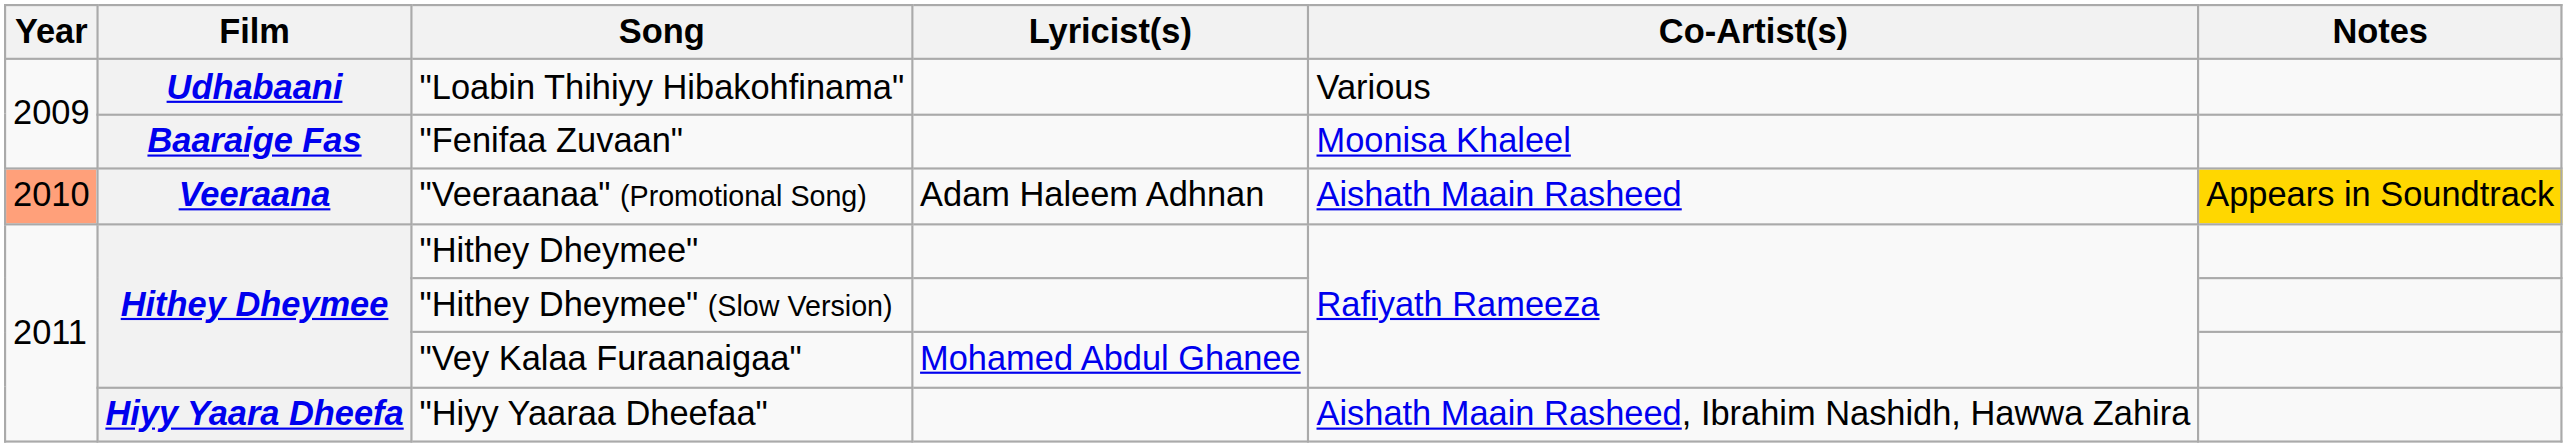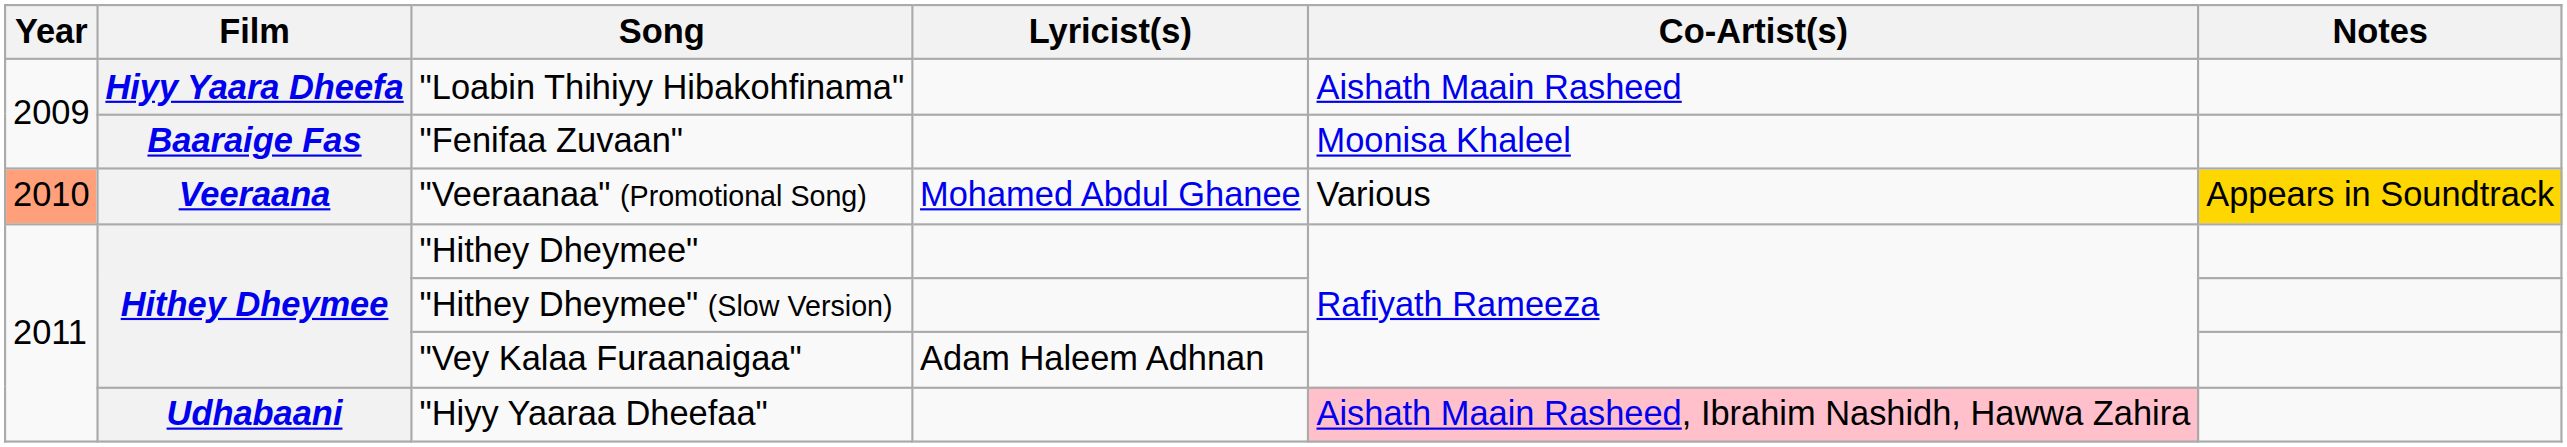(255, 86) Udhabaani -> (255, 86) Hiyy Yaara Dheefa
(1374, 86) Various -> (1499, 86) Aishath Maain Rasheed
(1092, 195) Adam Haleem Adhnan -> (1110, 195) Mohamed Abdul Ghanee
(1499, 195) Aishath Maain Rasheed -> (1374, 195) Various
(1110, 359) Mohamed Abdul Ghanee -> (1092, 359) Adam Haleem Adhnan
(255, 413) Hiyy Yaara Dheefa -> (255, 413) Udhabaani
(1753, 413) no background -> (1753, 413) pink background
